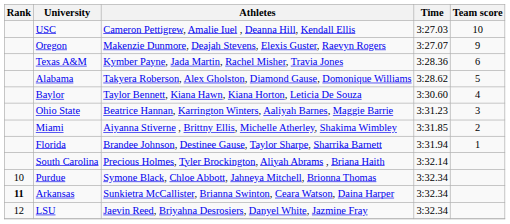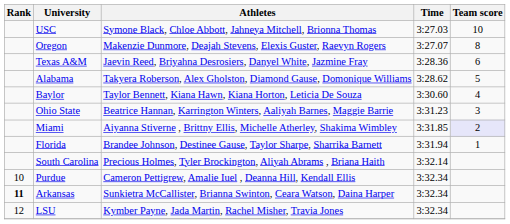(229, 29) Cameron Pettigrew, Amalie Iuel , Deanna Hill, Kendall Ellis -> (240, 29) Symone Black, Chloe Abbott, Jahneya Mitchell, Brionna Thomas
(478, 45) 9 -> (478, 45) 8
(223, 62) Kymber Payne, Jada Martin, Rachel Misher, Travia Jones -> (235, 62) Jaevin Reed, Briyahna Desrosiers, Danyel White, Jazmine Fray
(478, 128) no background -> (478, 128) lavender background
(240, 177) Symone Black, Chloe Abbott, Jahneya Mitchell, Brionna Thomas -> (229, 177) Cameron Pettigrew, Amalie Iuel , Deanna Hill, Kendall Ellis
(235, 210) Jaevin Reed, Briyahna Desrosiers, Danyel White, Jazmine Fray -> (223, 210) Kymber Payne, Jada Martin, Rachel Misher, Travia Jones
